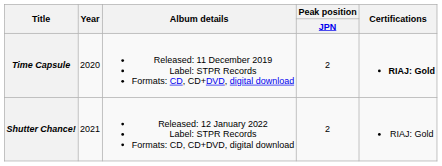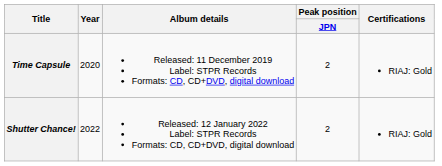(398, 71) bold -> (396, 71) normal
(90, 129) 2021 -> (90, 129) 2022
